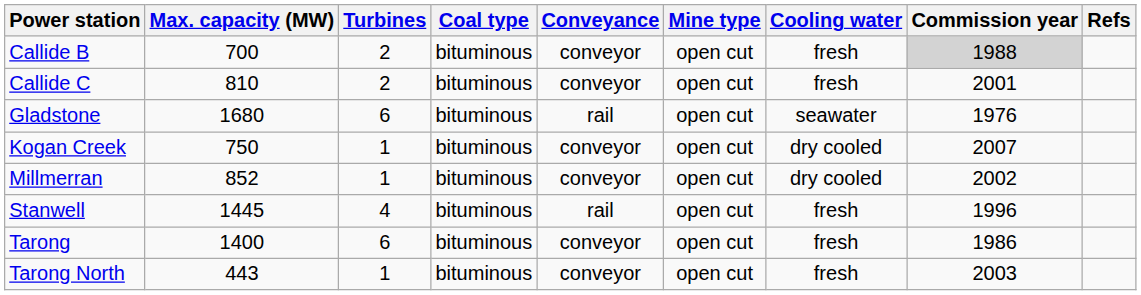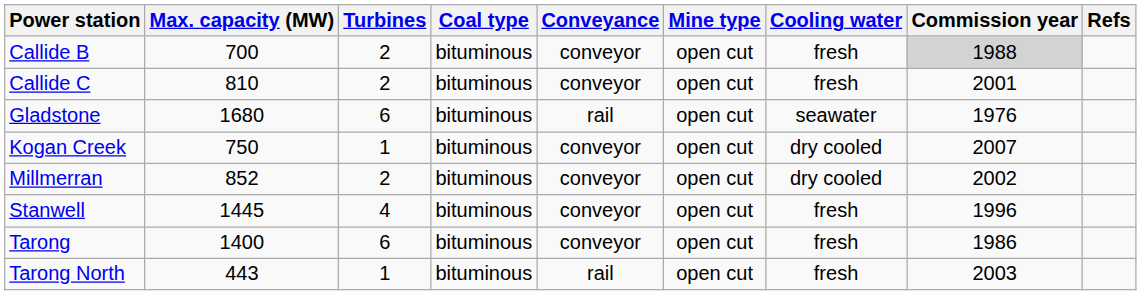(385, 178) 1 -> (385, 178) 2
(600, 210) rail -> (600, 210) conveyor
(600, 274) conveyor -> (600, 274) rail
